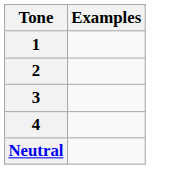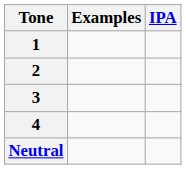+ column: (163, 17)
